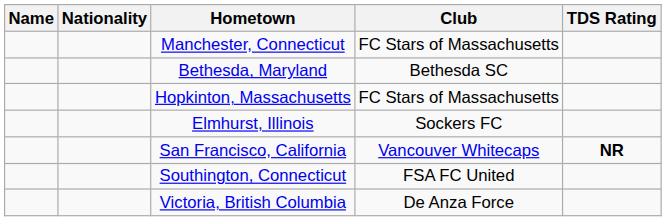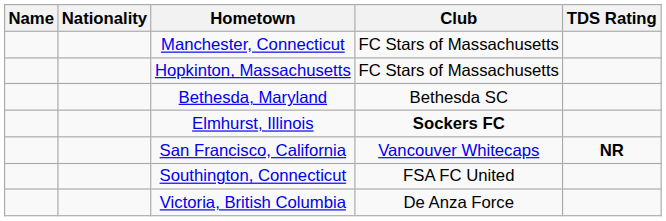rows swapped: (253, 71) <-> (253, 97)
(459, 124) normal -> (459, 124) bold
